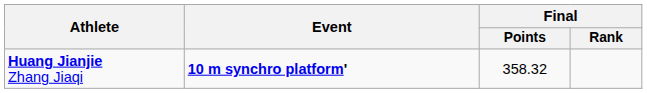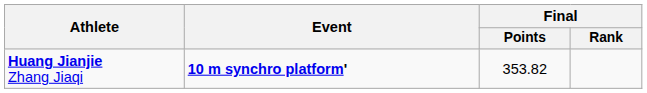(525, 69) 358.32 -> (525, 69) 353.82
